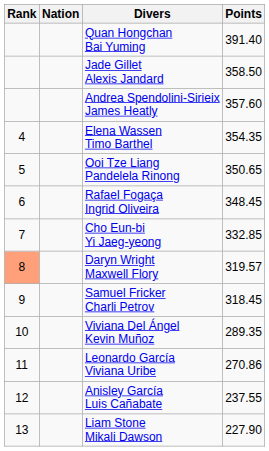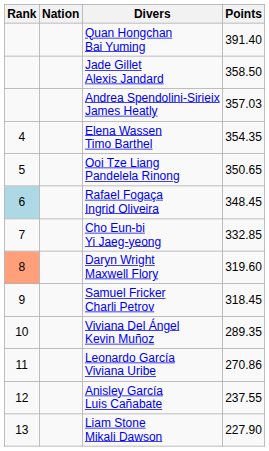(244, 104) 357.60 -> (244, 104) 357.03
(22, 202) no background -> (22, 202) lightblue background
(244, 267) 319.57 -> (244, 267) 319.60
